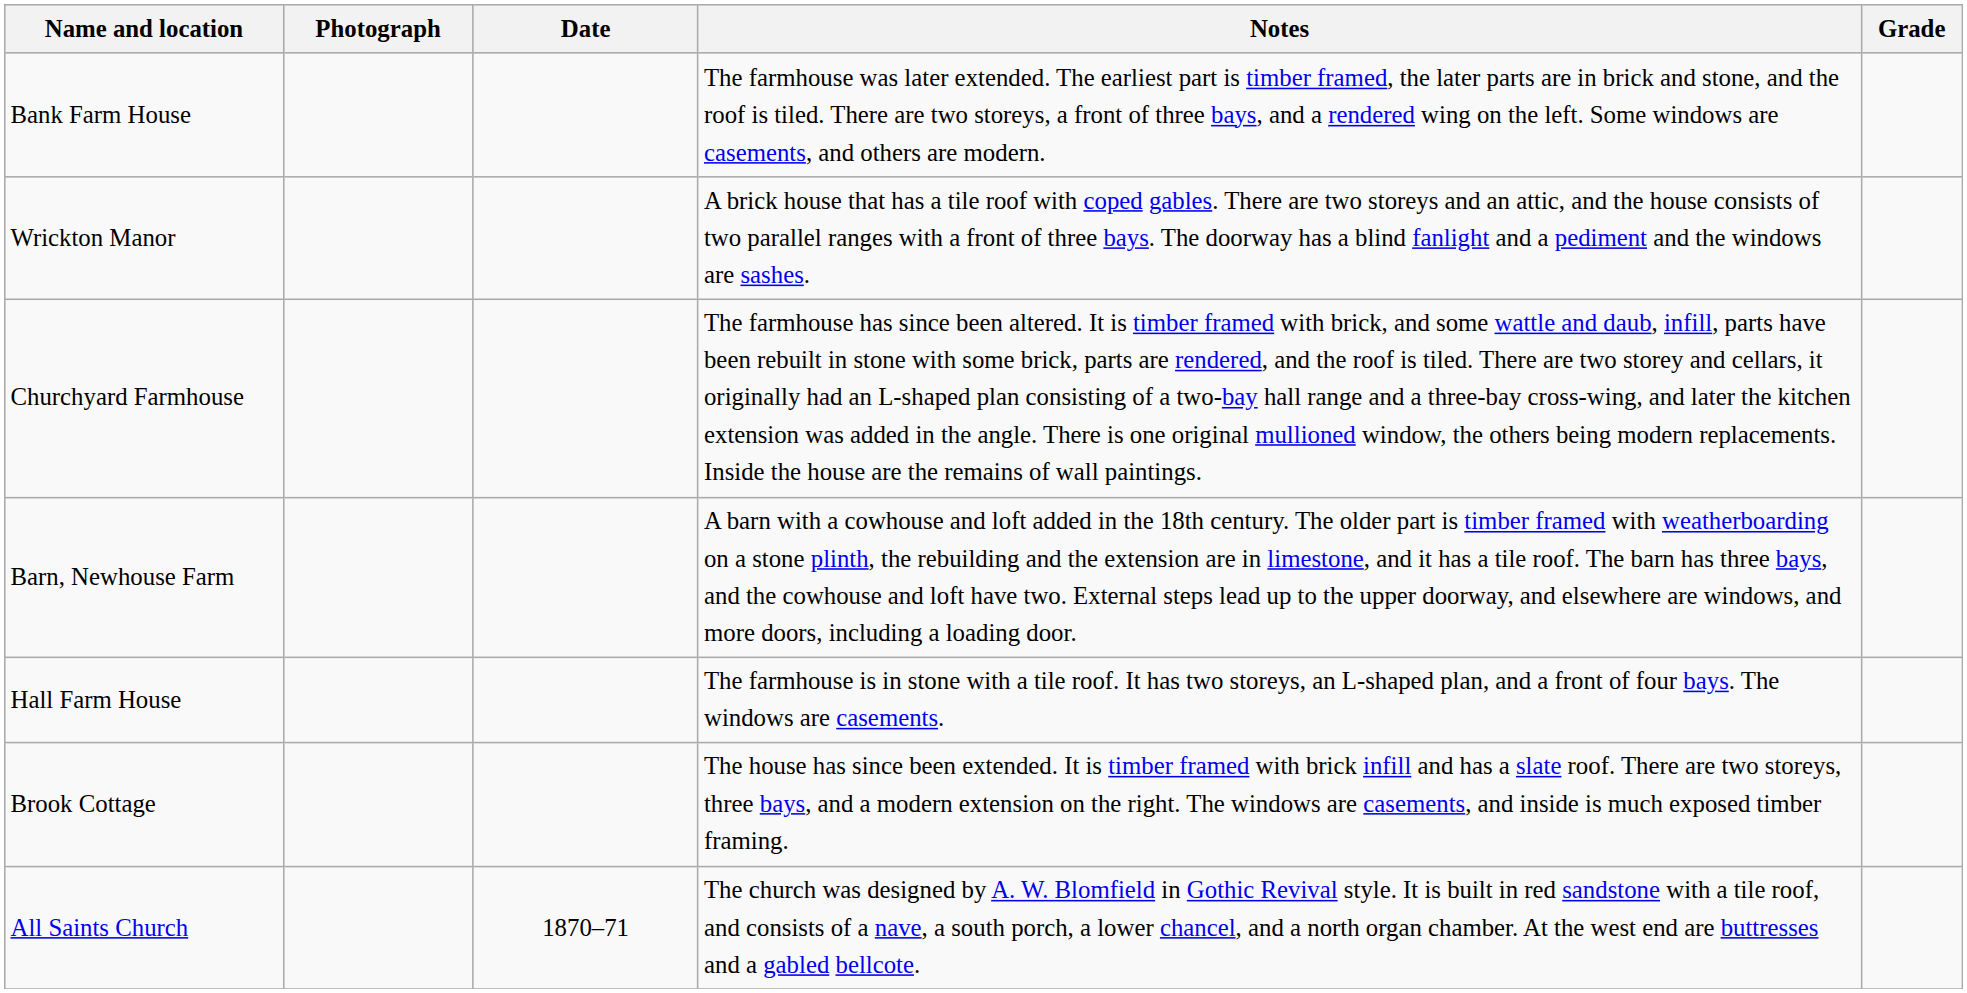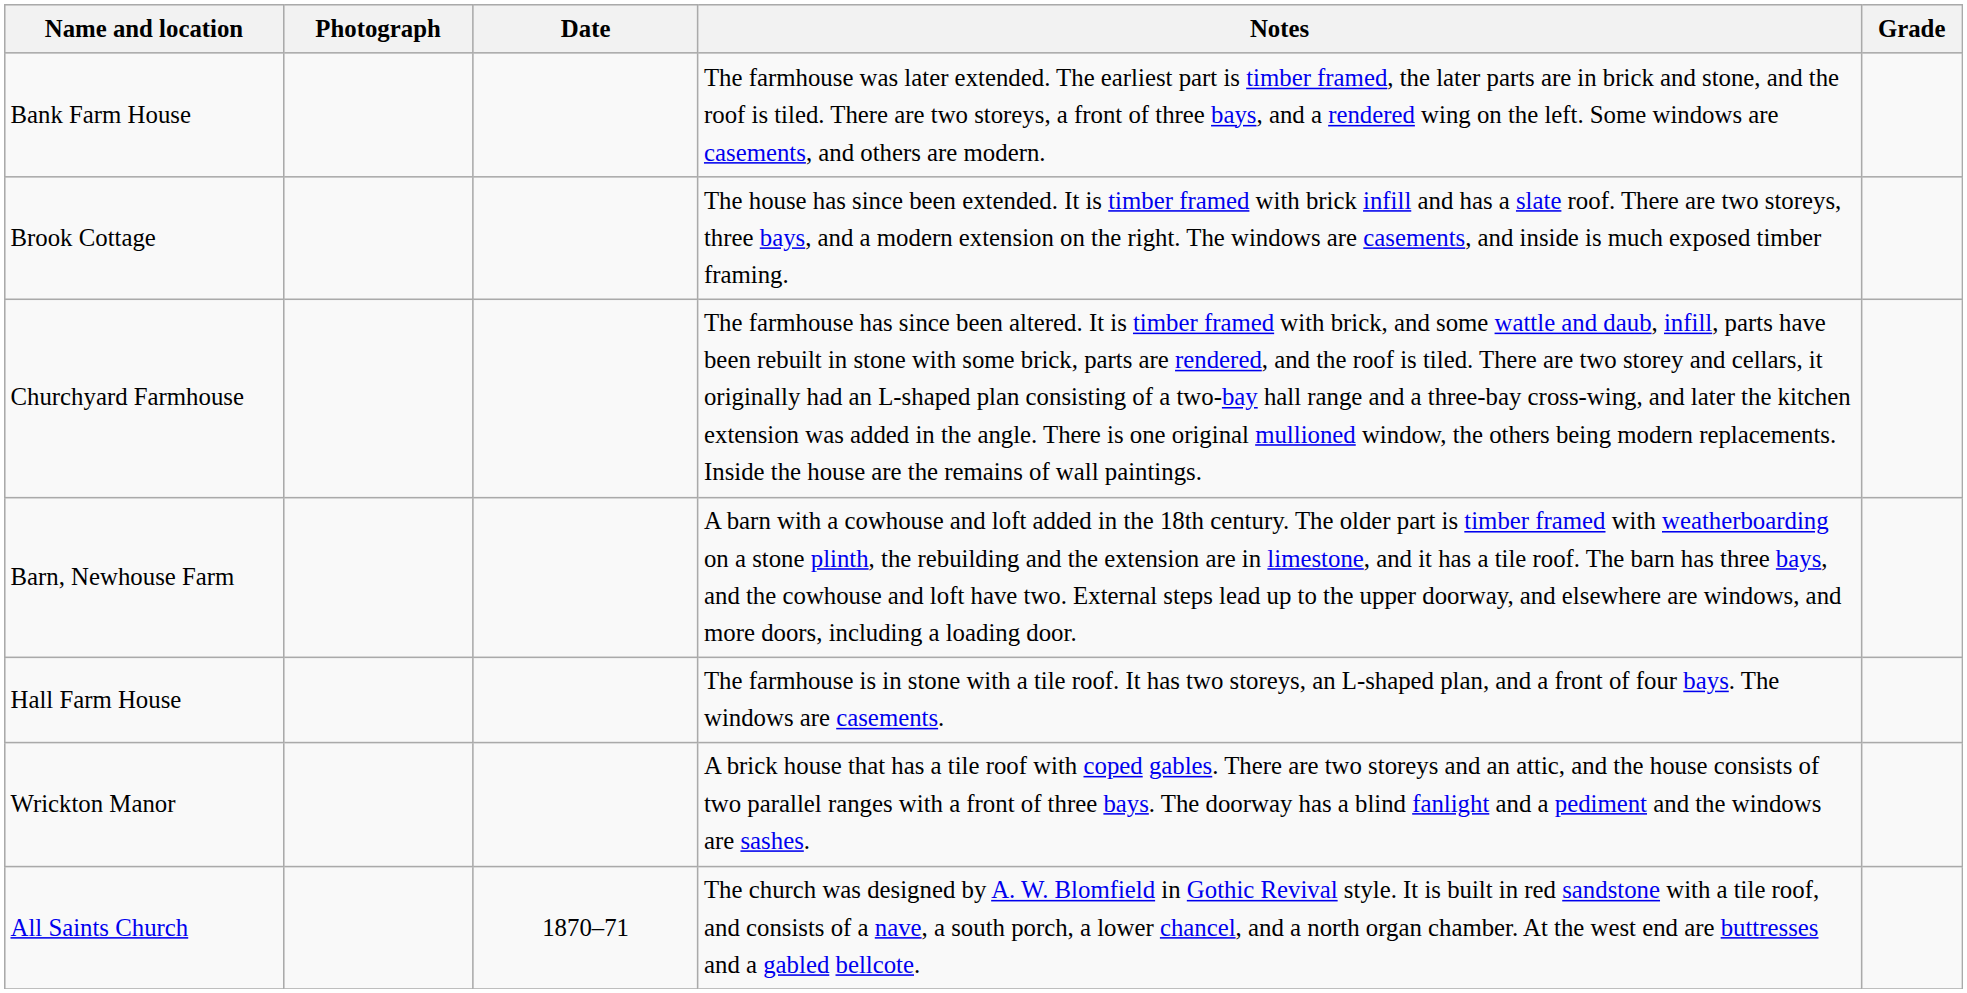rows swapped: (83, 804) <-> (93, 237)
